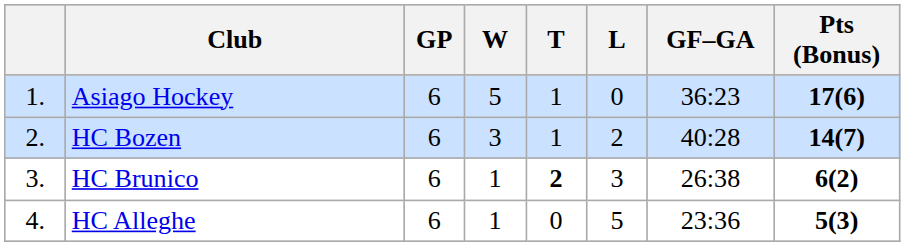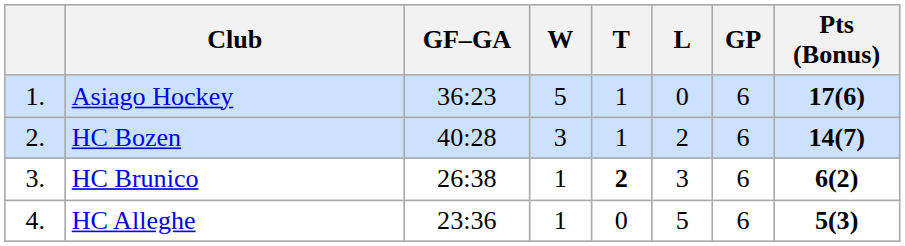columns swapped: (434, 39) <-> (711, 39)
